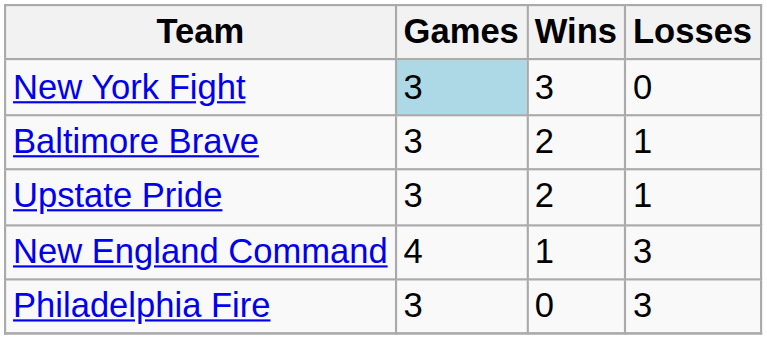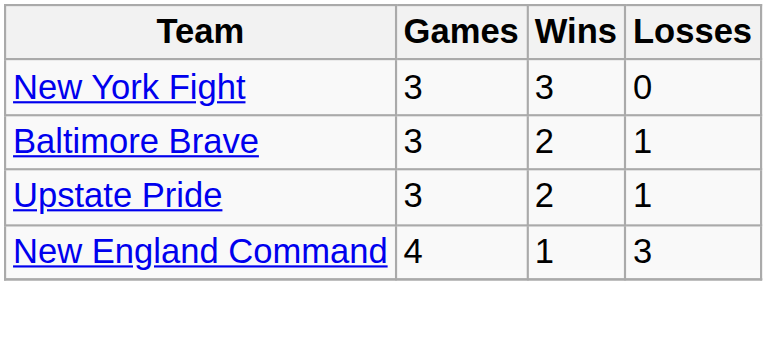(413, 86) lightblue background -> (413, 86) no background
- row: (142, 305)
